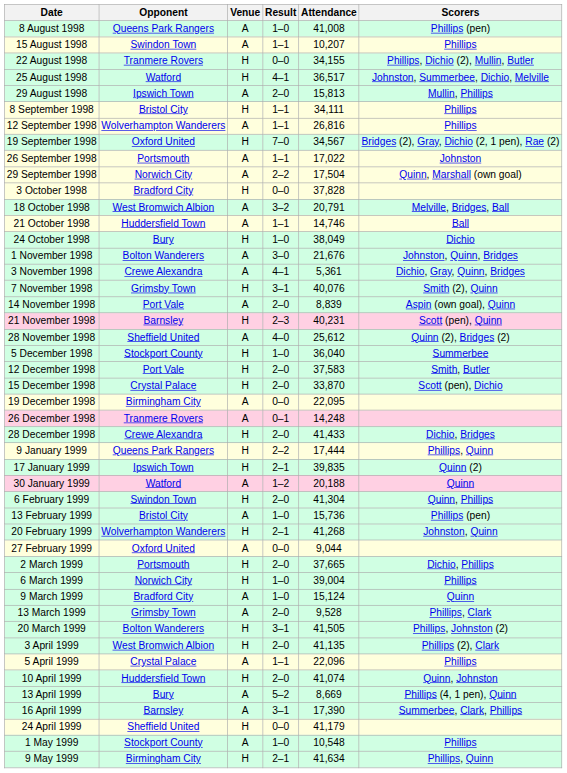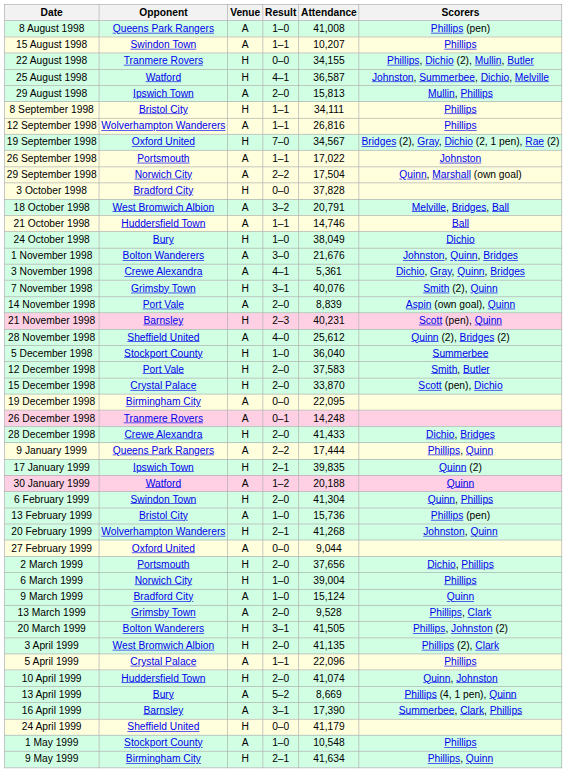(329, 77) 36,517 -> (329, 77) 36,587
(245, 451) H -> (245, 451) A
(329, 564) 37,665 -> (329, 564) 37,656
